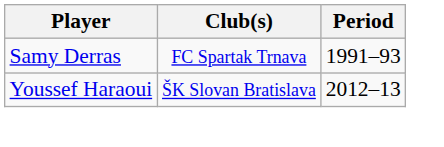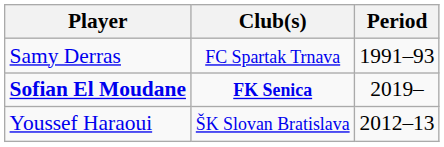+ row: (98, 89)
